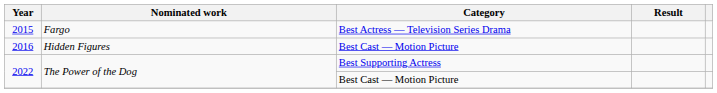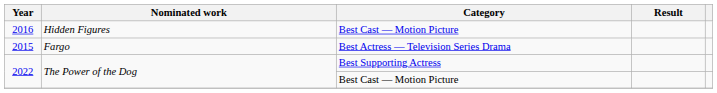rows swapped: (23, 29) <-> (23, 46)
